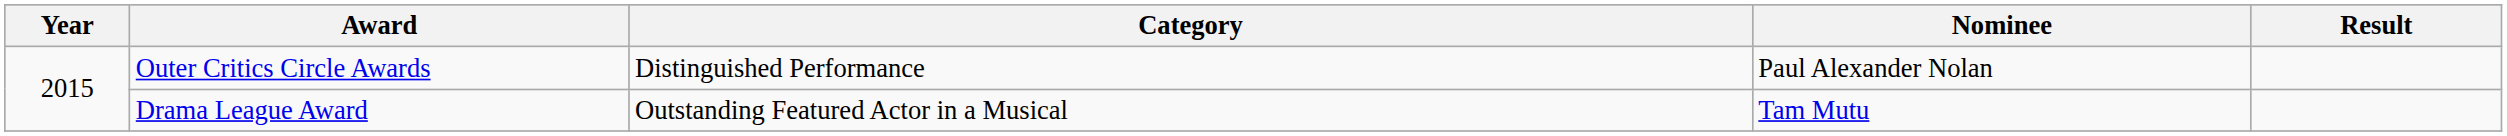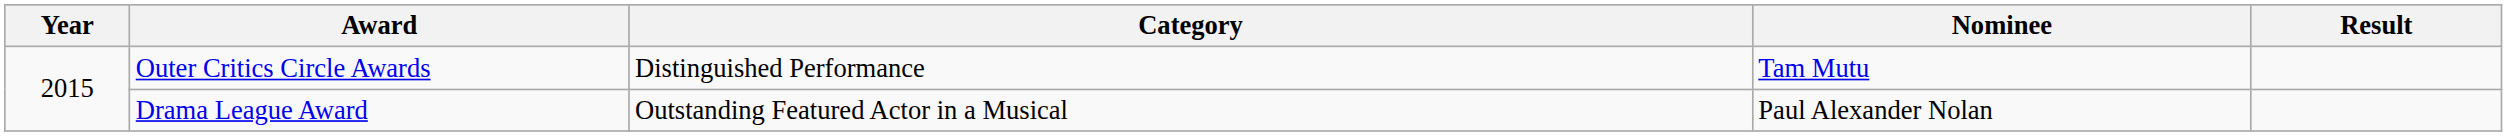(1876, 67) Paul Alexander Nolan -> (1814, 67) Tam Mutu
(1814, 109) Tam Mutu -> (1876, 109) Paul Alexander Nolan
